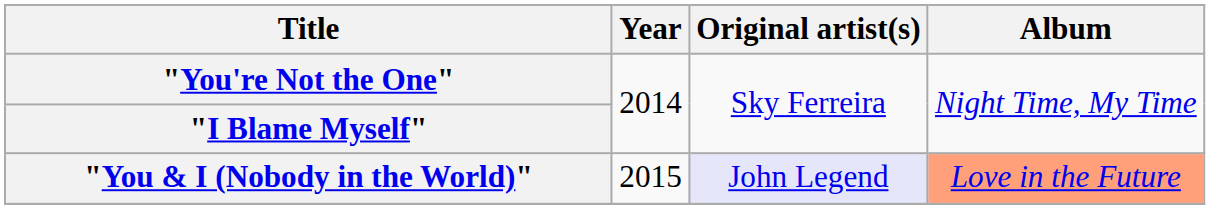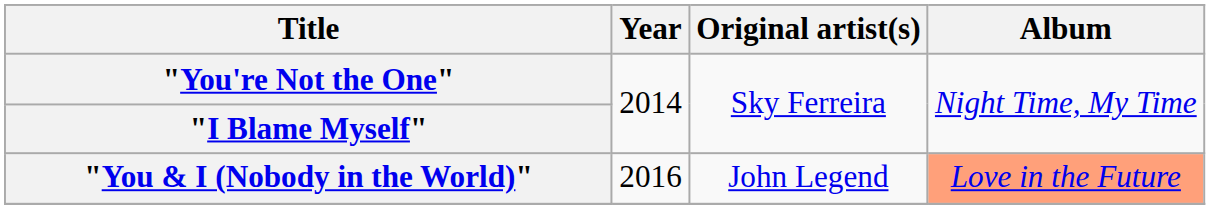(651, 177) 2015 -> (651, 177) 2016
(808, 177) lavender background -> (808, 177) no background
